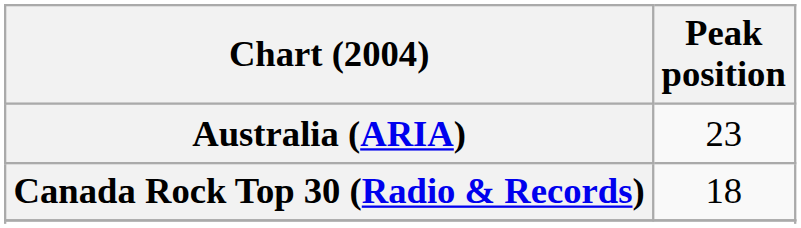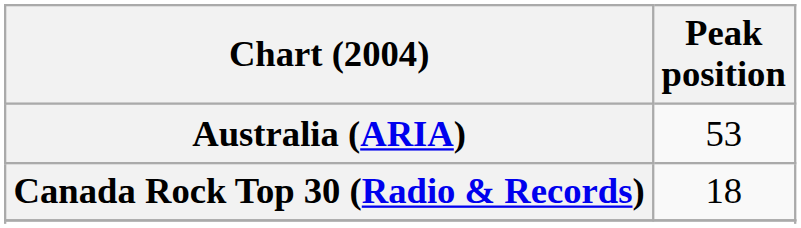(724, 132) 23 -> (724, 132) 53
